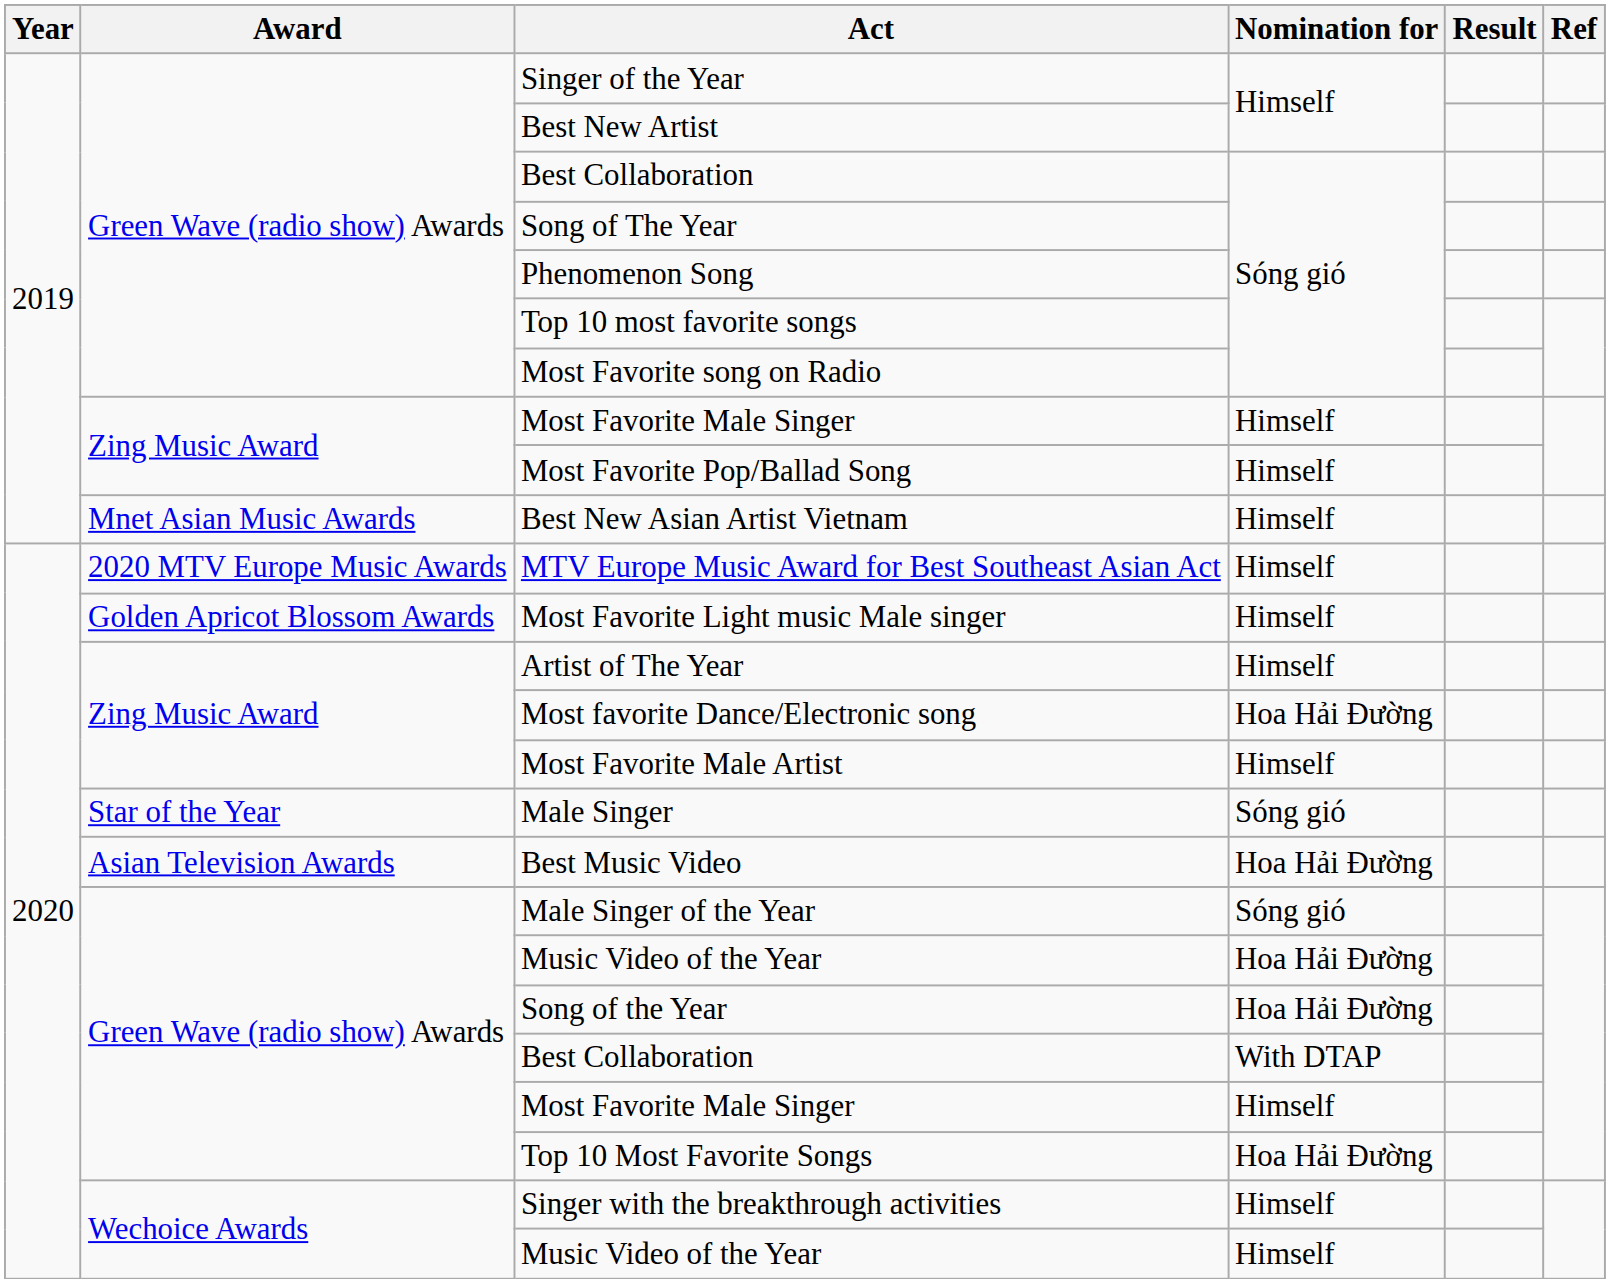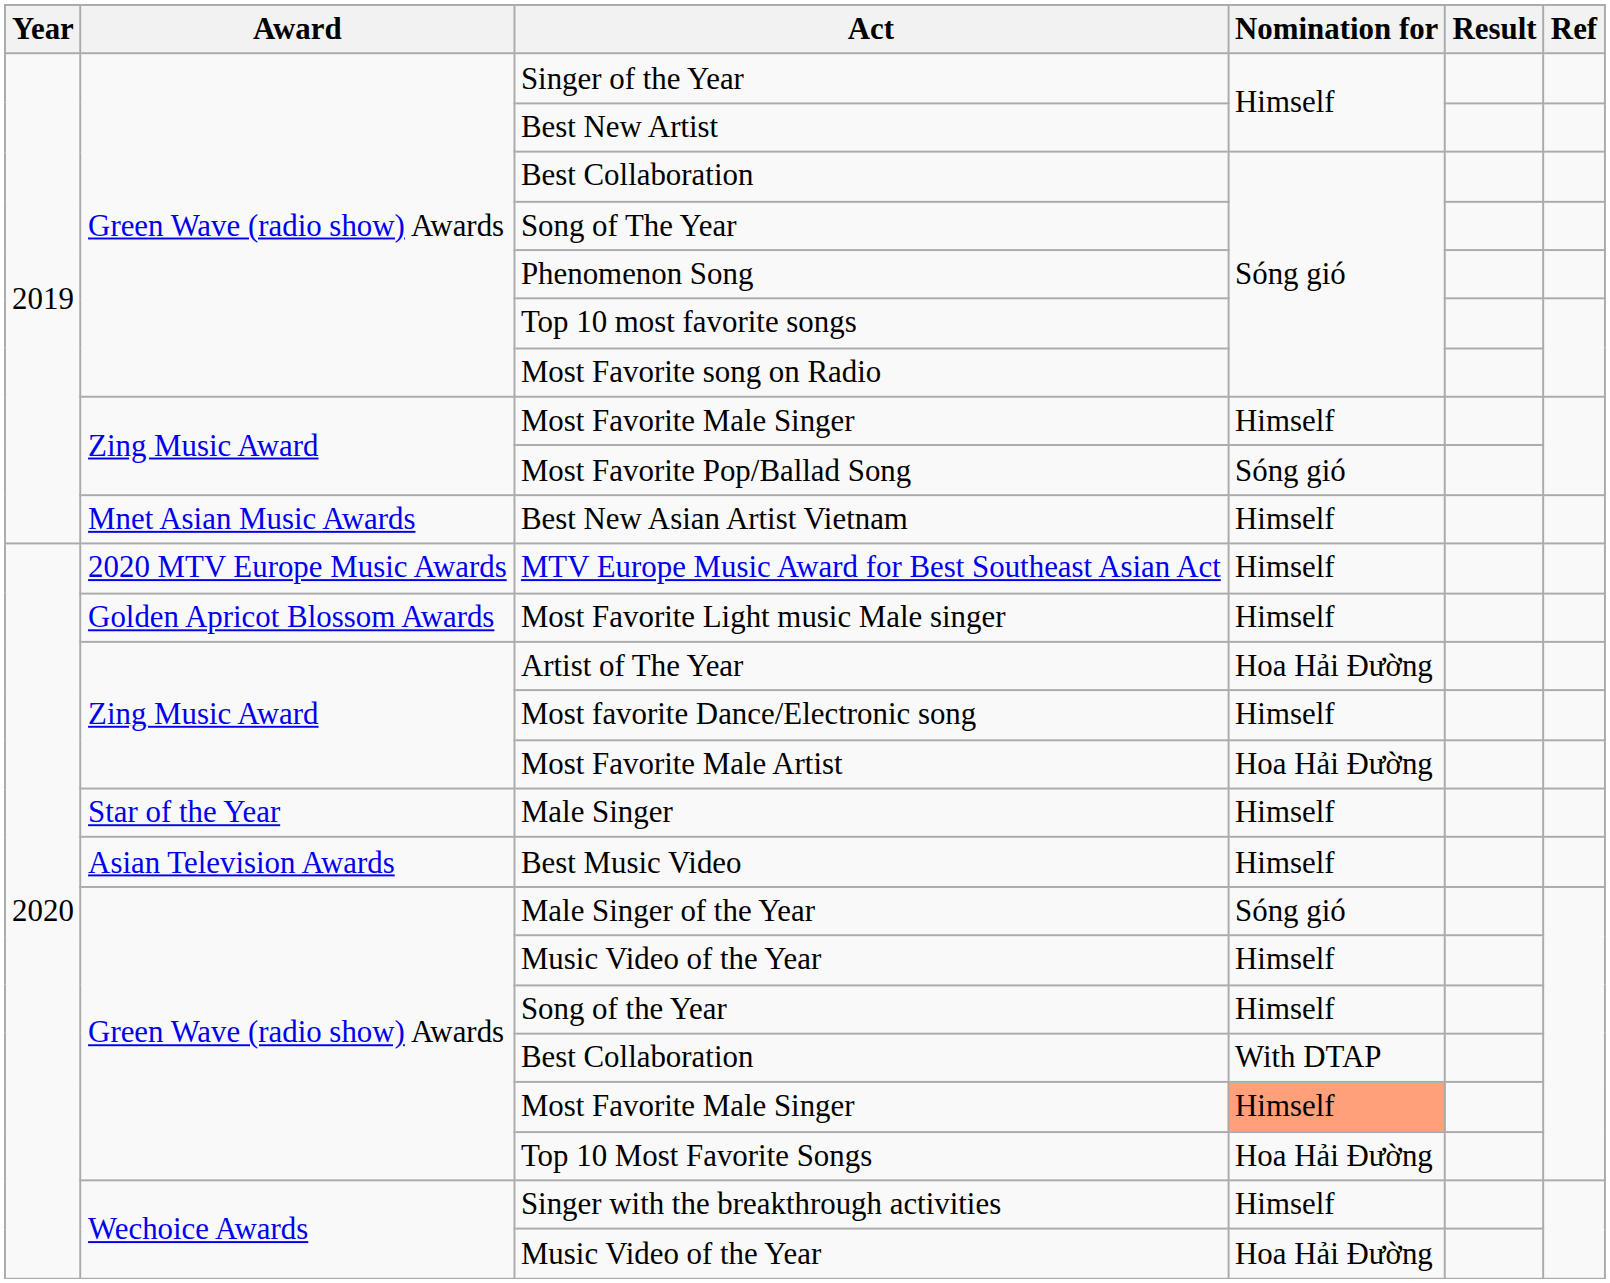(1285, 469) Himself -> (1290, 469) Sóng gió
(1285, 665) Himself -> (1334, 665) Hoa Hải Đường
(1334, 714) Hoa Hải Đường -> (1285, 714) Himself
(1285, 763) Himself -> (1334, 763) Hoa Hải Đường
(1290, 812) Sóng gió -> (1285, 812) Himself
(1334, 861) Hoa Hải Đường -> (1285, 861) Himself
(1334, 959) Hoa Hải Đường -> (1285, 959) Himself
(1334, 1008) Hoa Hải Đường -> (1285, 1008) Himself
(1285, 1106) no background -> (1285, 1106) lightsalmon background
(1285, 1253) Himself -> (1334, 1253) Hoa Hải Đường
